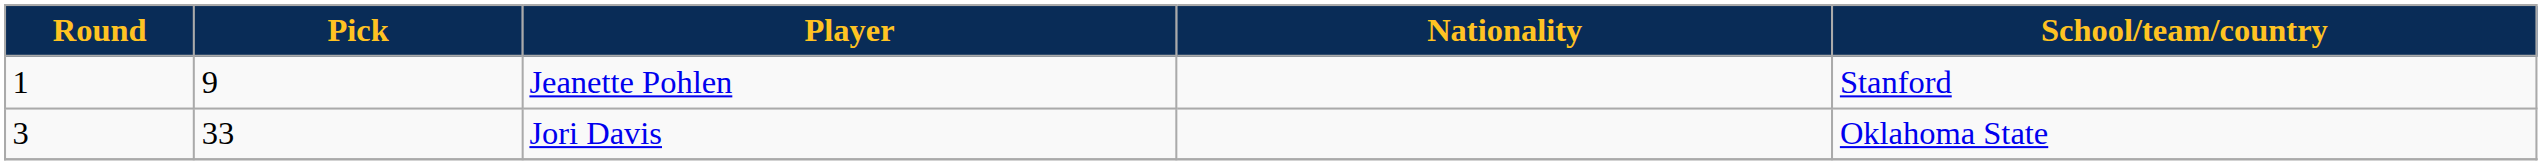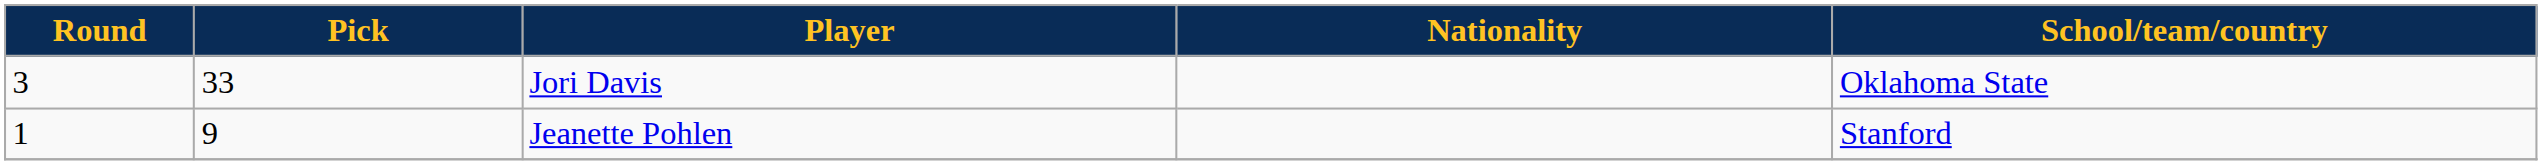rows swapped: (631, 81) <-> (596, 133)
